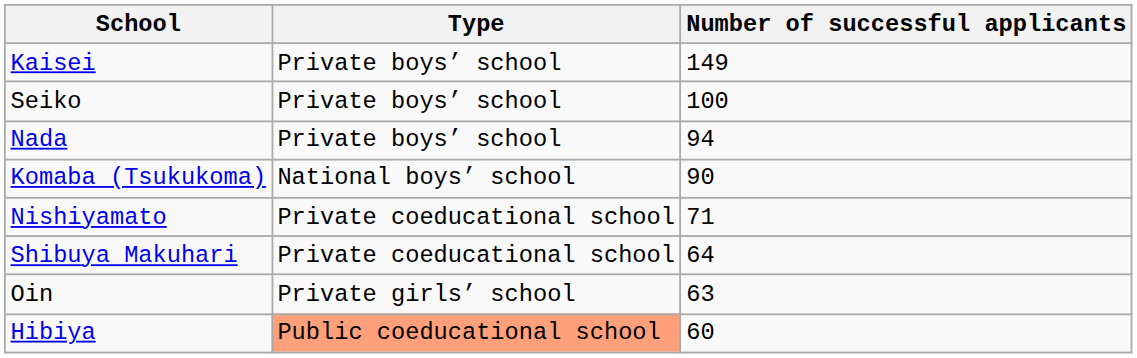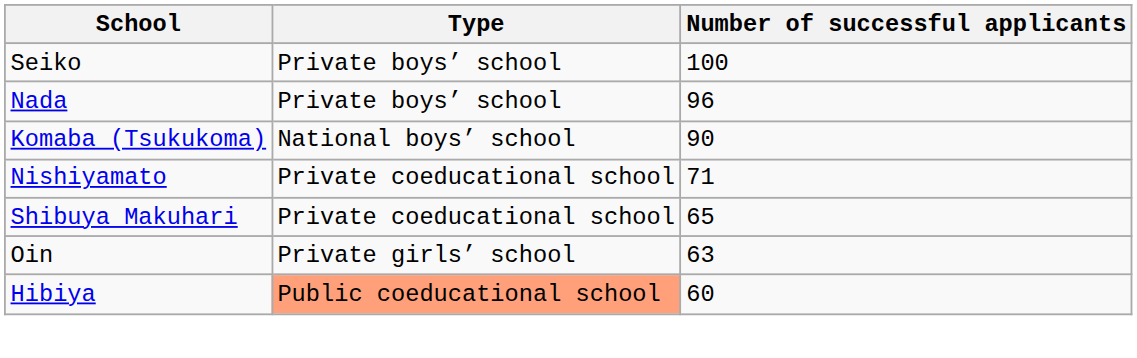- row: (53, 63)
(700, 140) 94 -> (700, 101) 96
(700, 256) 64 -> (700, 217) 65
